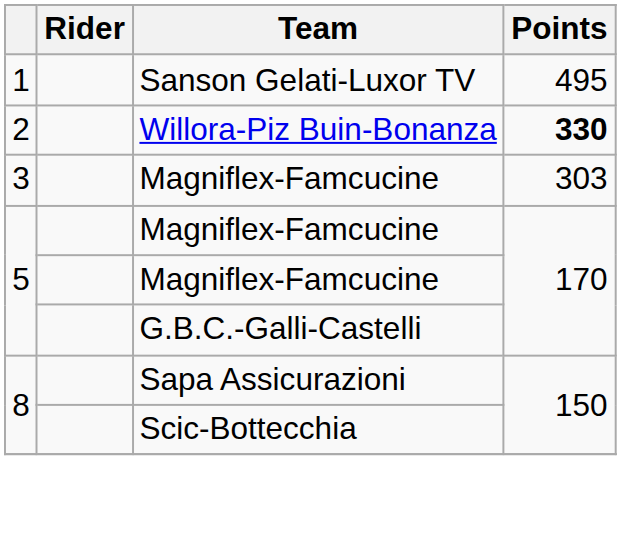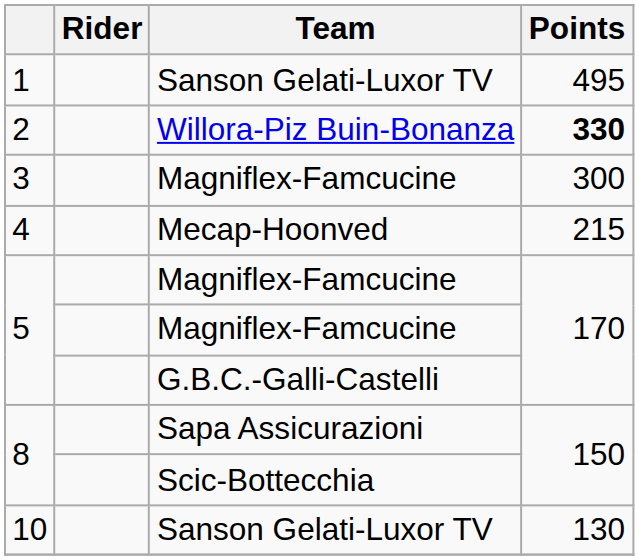(581, 179) 303 -> (599, 179) 300
+ row: (21, 229)
+ row: (30, 529)
